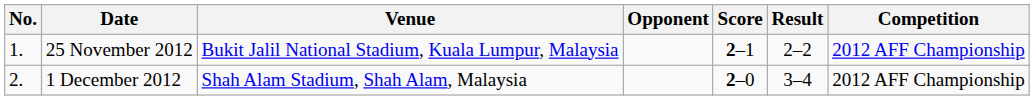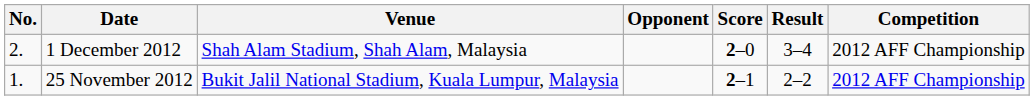rows swapped: (119, 49) <-> (113, 79)
